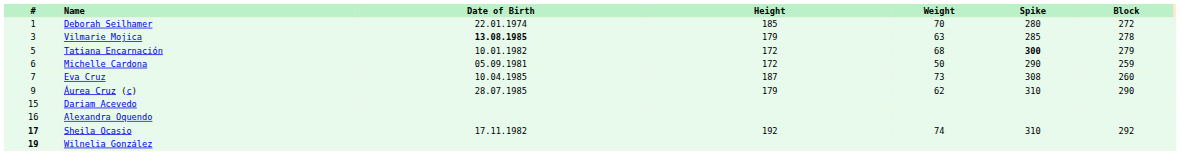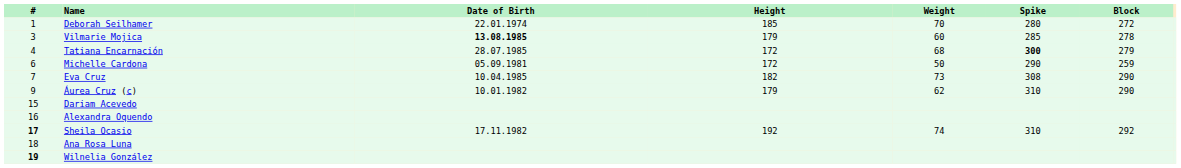(939, 37) 63 -> (939, 37) 60
(33, 51) 5 -> (33, 51) 4
(501, 51) 10.01.1982 -> (501, 51) 28.07.1985
(770, 77) 187 -> (770, 77) 182
(1126, 77) 260 -> (1126, 77) 290
(501, 91) 28.07.1985 -> (501, 91) 10.01.1982
+ row: (98, 144)
